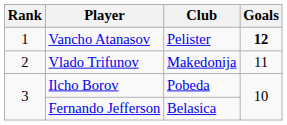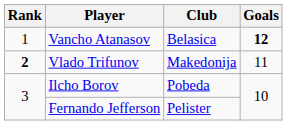(189, 39) Pelister -> (192, 39) Belasica
(25, 62) normal -> (25, 62) bold
(192, 108) Belasica -> (189, 108) Pelister
